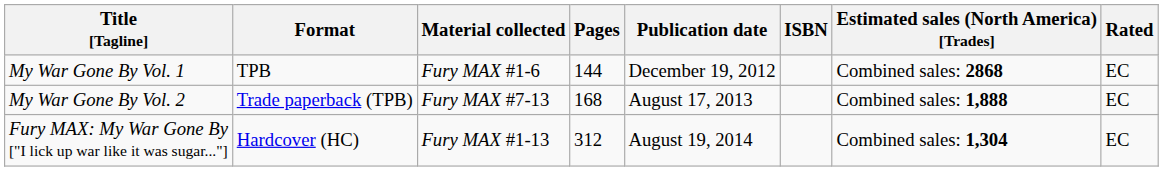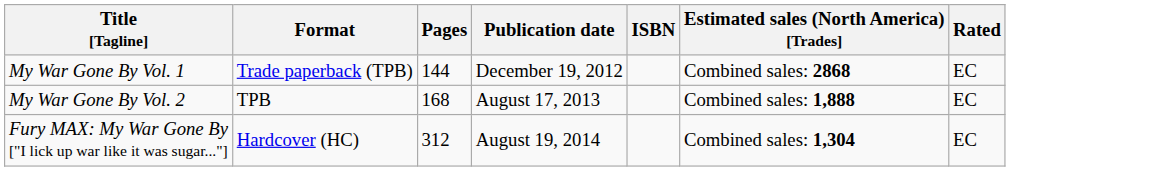- column: (493, 29)
(254, 70) TPB -> (325, 70) Trade paperback (TPB)
(325, 99) Trade paperback (TPB) -> (254, 99) TPB
